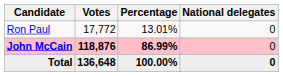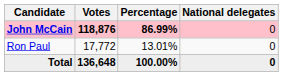rows swapped: (40, 46) <-> (28, 29)
